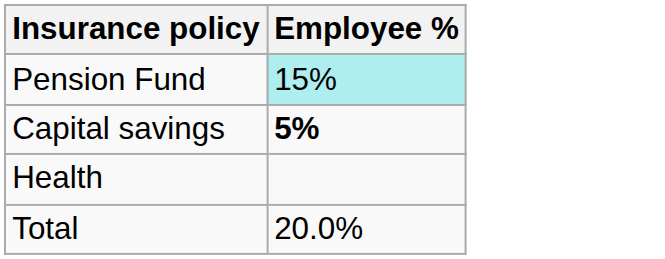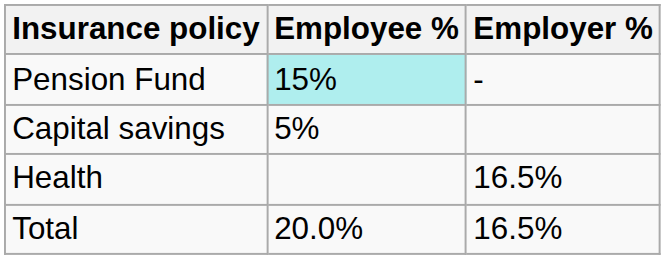+ column: (563, 29)
(297, 128) bold -> (297, 128) normal
